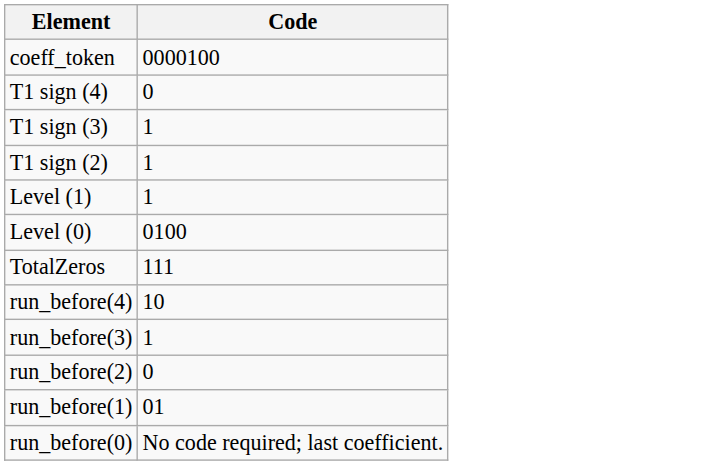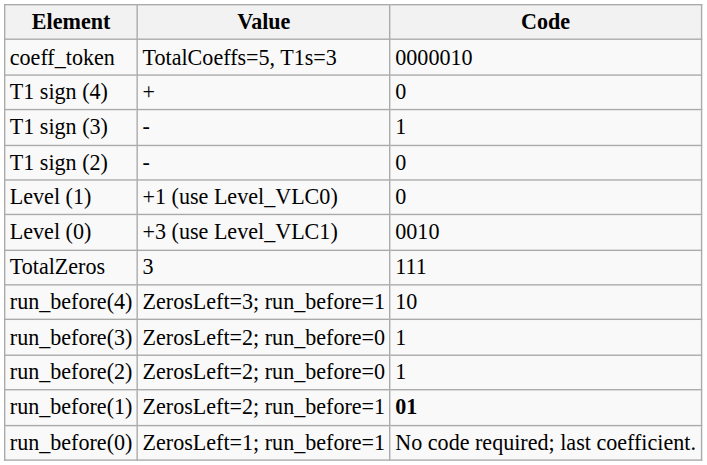+ column: (264, 22)
(181, 57) 0000100 -> (434, 57) 0000010
(148, 162) 1 -> (401, 162) 0
(148, 197) 1 -> (401, 197) 0
(165, 232) 0100 -> (417, 232) 0010
(148, 372) 0 -> (401, 372) 1
(154, 407) normal -> (406, 407) bold
